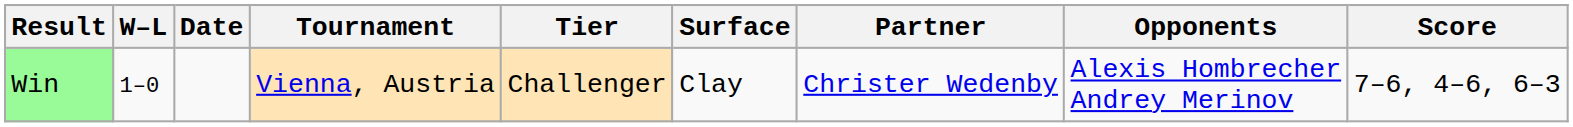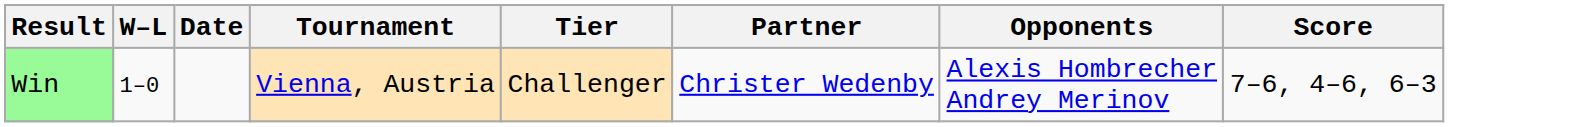- column: (735, 27)
